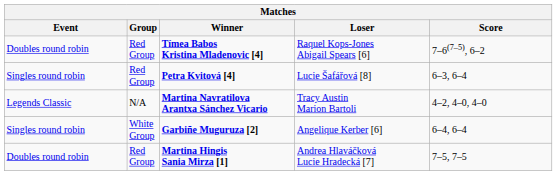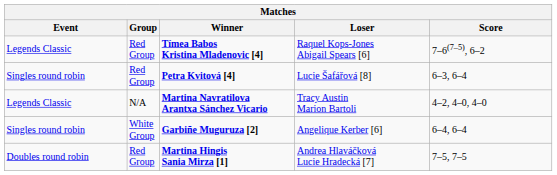(48, 49) Doubles round robin -> (39, 49) Legends Classic
